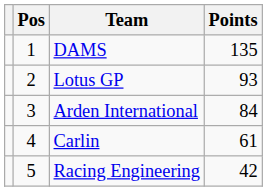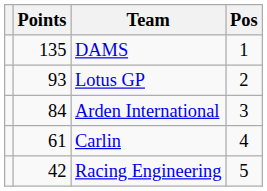columns swapped: (31, 19) <-> (233, 19)
